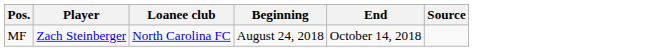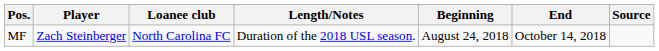+ column: (326, 14)
